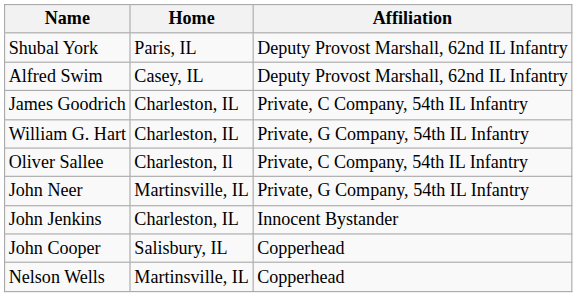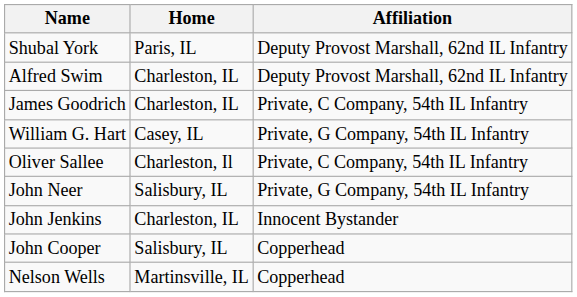(169, 76) Casey, IL -> (187, 76) Charleston, IL
(187, 133) Charleston, IL -> (169, 133) Casey, IL
(192, 190) Martinsville, IL -> (181, 190) Salisbury, IL
